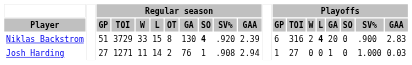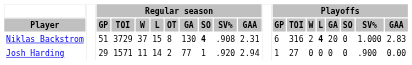(142, 39) 33 -> (142, 39) 37
(225, 39) .920 -> (225, 39) .908
(250, 39) 2.39 -> (250, 39) 2.31
(367, 39) .900 -> (370, 39) 1.000
(103, 54) 27 -> (103, 54) 29
(123, 54) 1271 -> (123, 54) 1571
(186, 54) 76 -> (186, 54) 77
(225, 54) .908 -> (225, 54) .920
(331, 54) 1 -> (331, 54) 0
(370, 54) 1.000 -> (367, 54) .900
(396, 54) 0.03 -> (396, 54) 0.00
